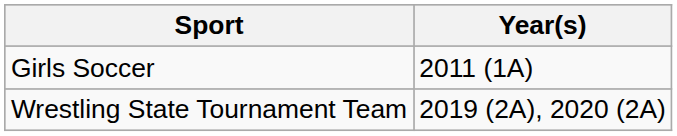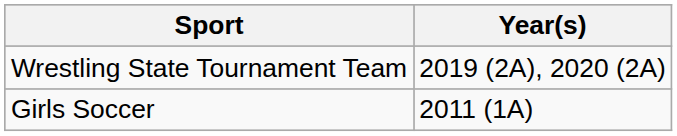rows swapped: (83, 67) <-> (209, 109)
